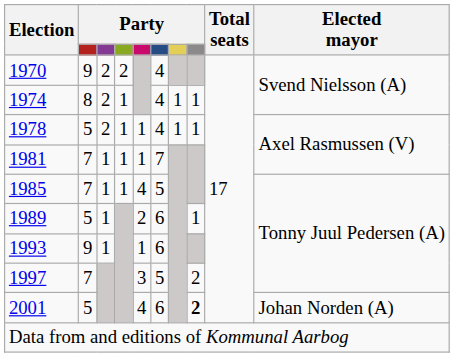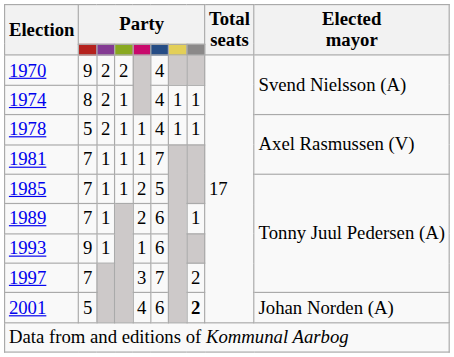(142, 188) 4 -> (142, 188) 2
(88, 218) 5 -> (88, 218) 7
(160, 277) 5 -> (160, 277) 7
